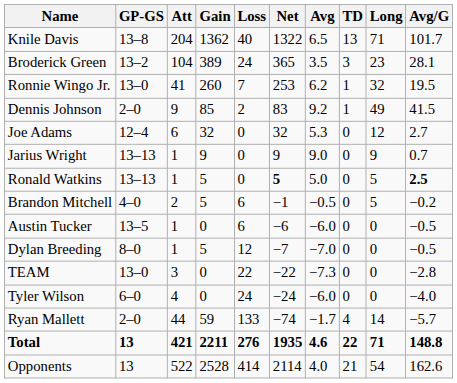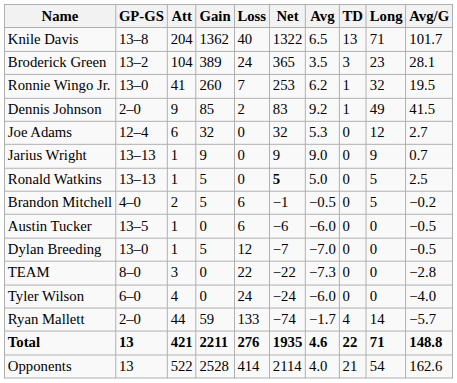(418, 179) bold -> (418, 179) normal
(130, 249) 8–0 -> (134, 249) 13–0
(134, 272) 13–0 -> (130, 272) 8–0
